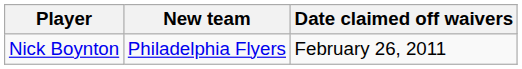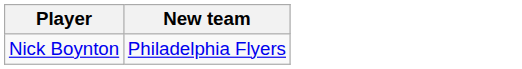- column: (404, 19)
